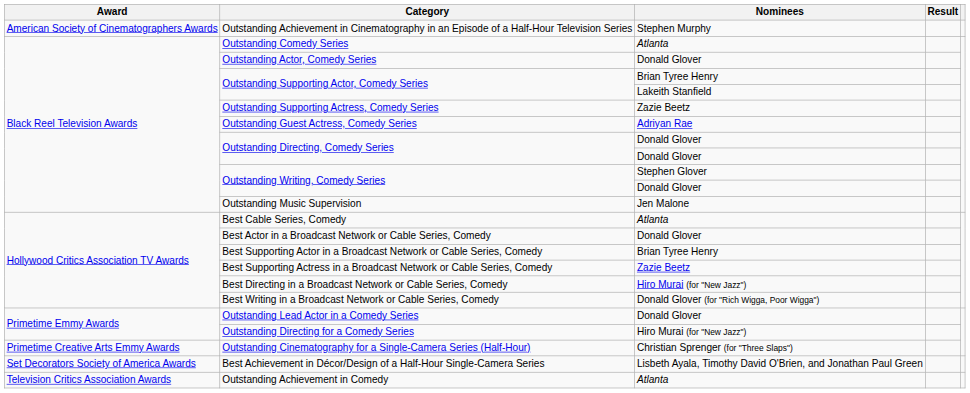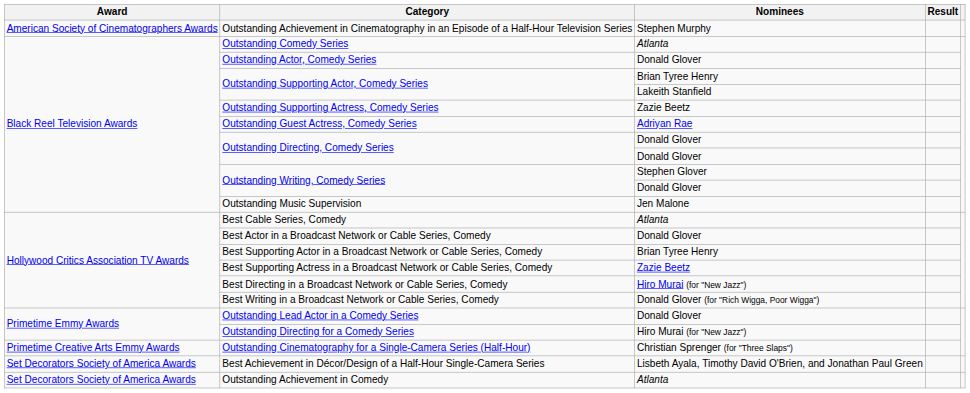(89, 380) Television Critics Association Awards -> (101, 380) Set Decorators Society of America Awards
